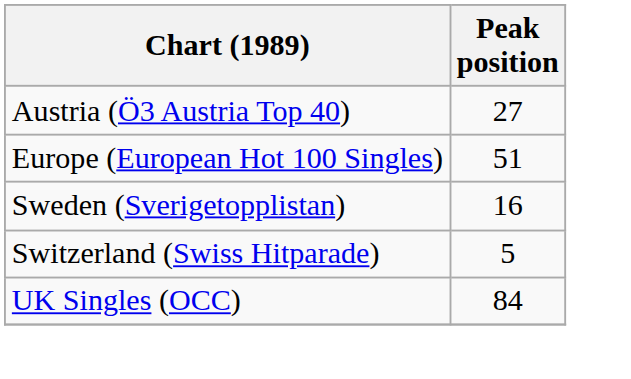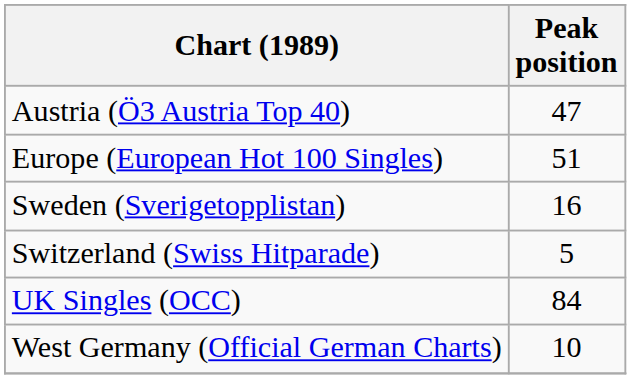(508, 109) 27 -> (567, 109) 47
+ row: (257, 348)
